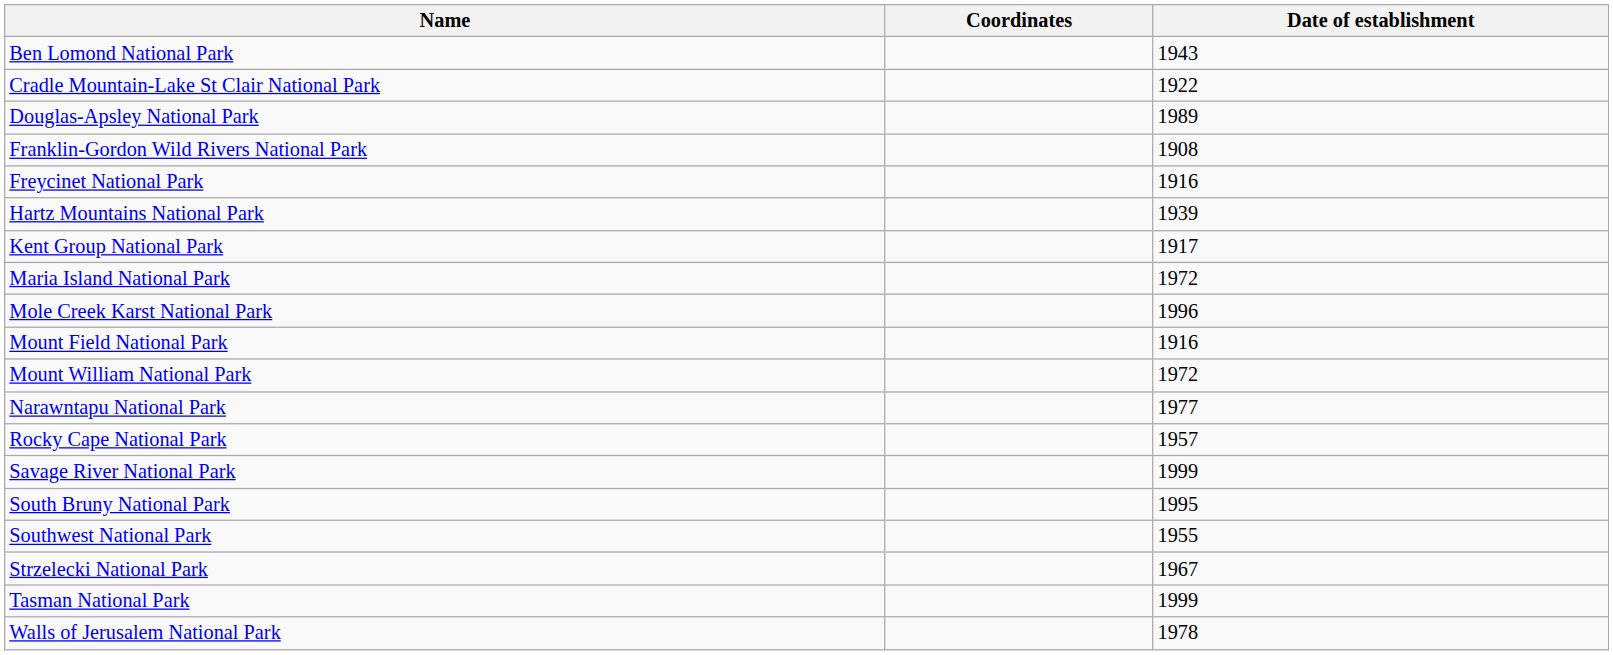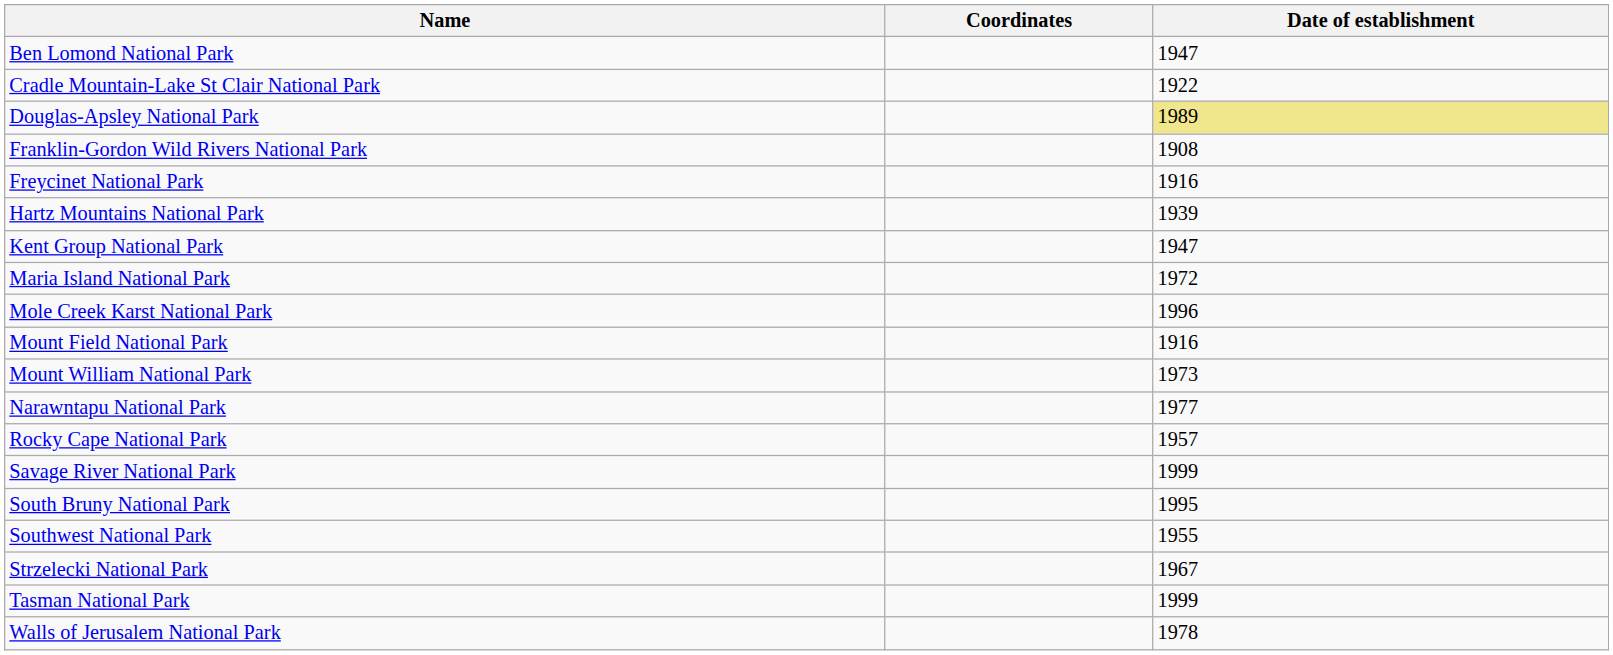(1178, 52) 1943 -> (1178, 52) 1947
(1178, 117) no background -> (1178, 117) khaki background
(1178, 246) 1917 -> (1178, 246) 1947
(1178, 375) 1972 -> (1178, 375) 1973
